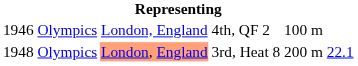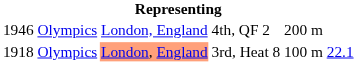(303, 30) 100 m -> (303, 30) 200 m
(18, 51) 1948 -> (18, 51) 1918
(303, 51) 200 m -> (303, 51) 100 m
